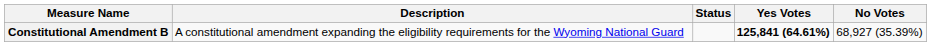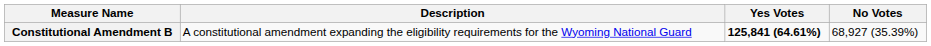- column: (713, 13)
